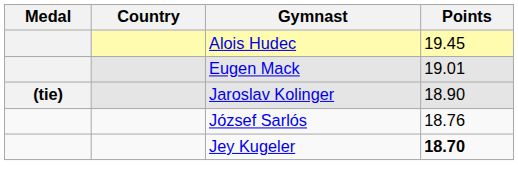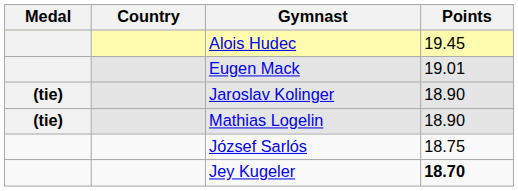+ row: (266, 120)
(445, 120) 18.76 -> (445, 146) 18.75
